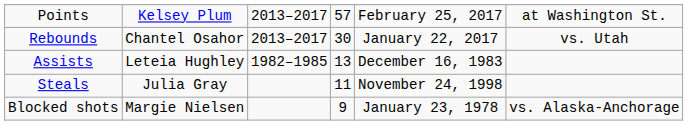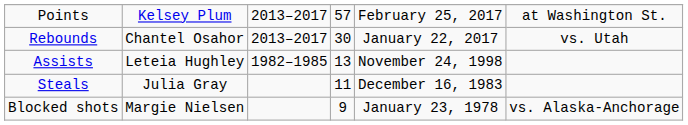(430, 62) December 16, 1983 -> (430, 62) November 24, 1998
(430, 85) November 24, 1998 -> (430, 85) December 16, 1983
